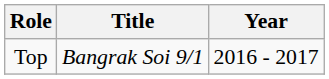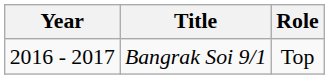columns swapped: (266, 21) <-> (31, 21)
